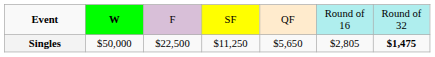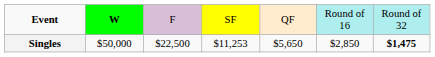(231, 43) $11,250 -> (231, 43) $11,253
(345, 43) $2,805 -> (345, 43) $2,850
